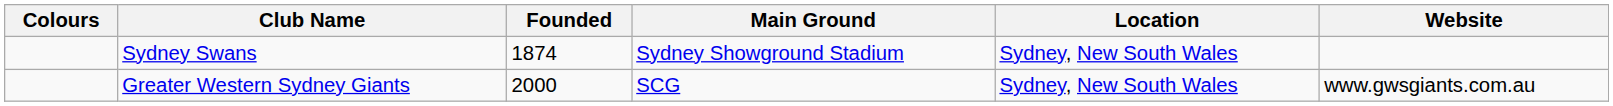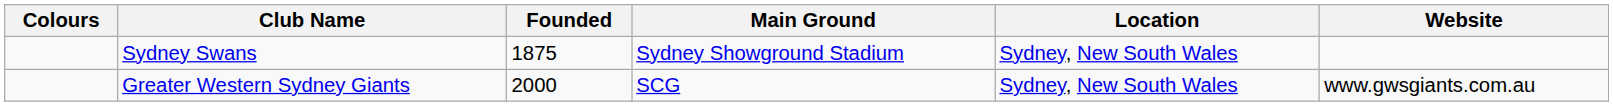(534, 52) 1874 -> (534, 52) 1875
